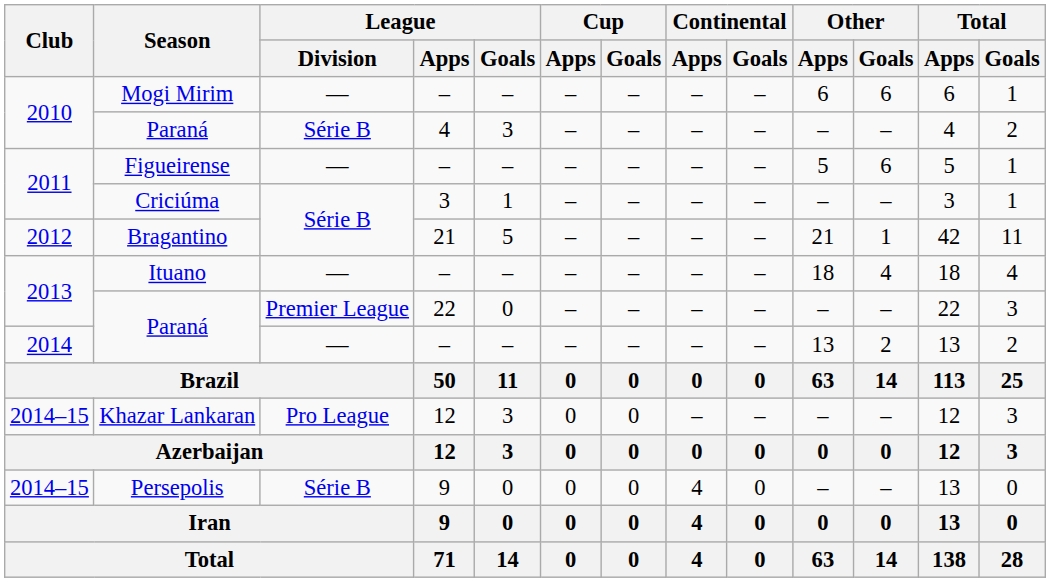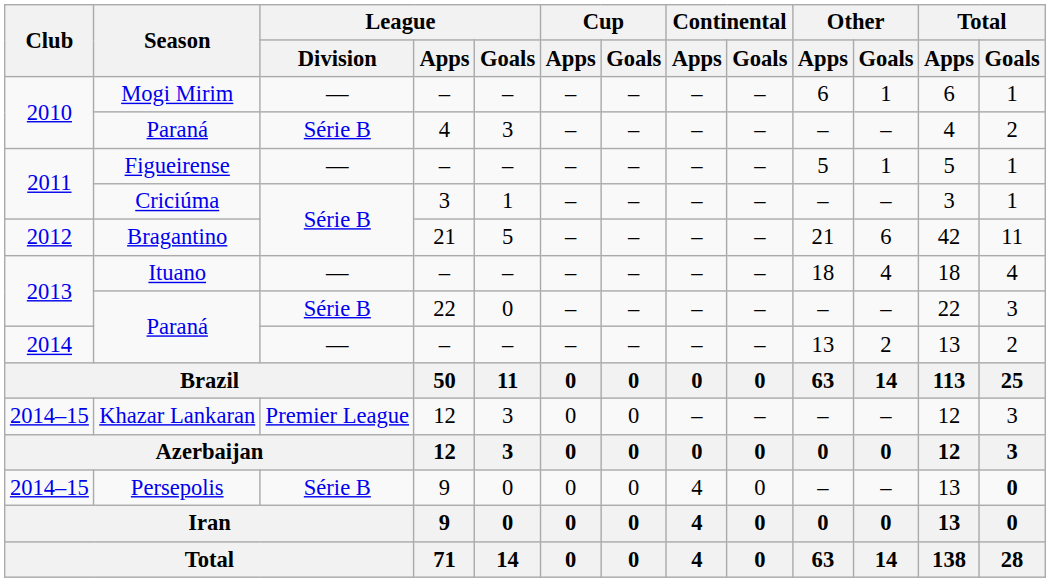(886, 93) 6 -> (886, 93) 1
(886, 165) 6 -> (886, 165) 1
(886, 237) 1 -> (886, 237) 6
(337, 308) Premier League -> (337, 308) Série B
(337, 415) Pro League -> (337, 415) Premier League
(1012, 487) normal -> (1012, 487) bold
